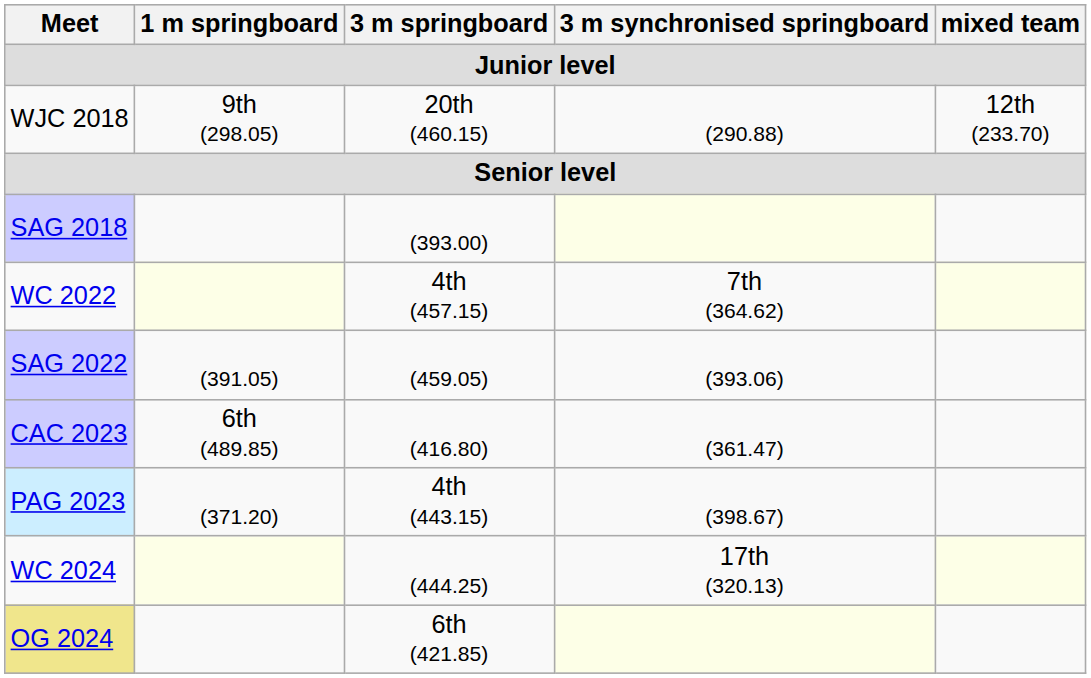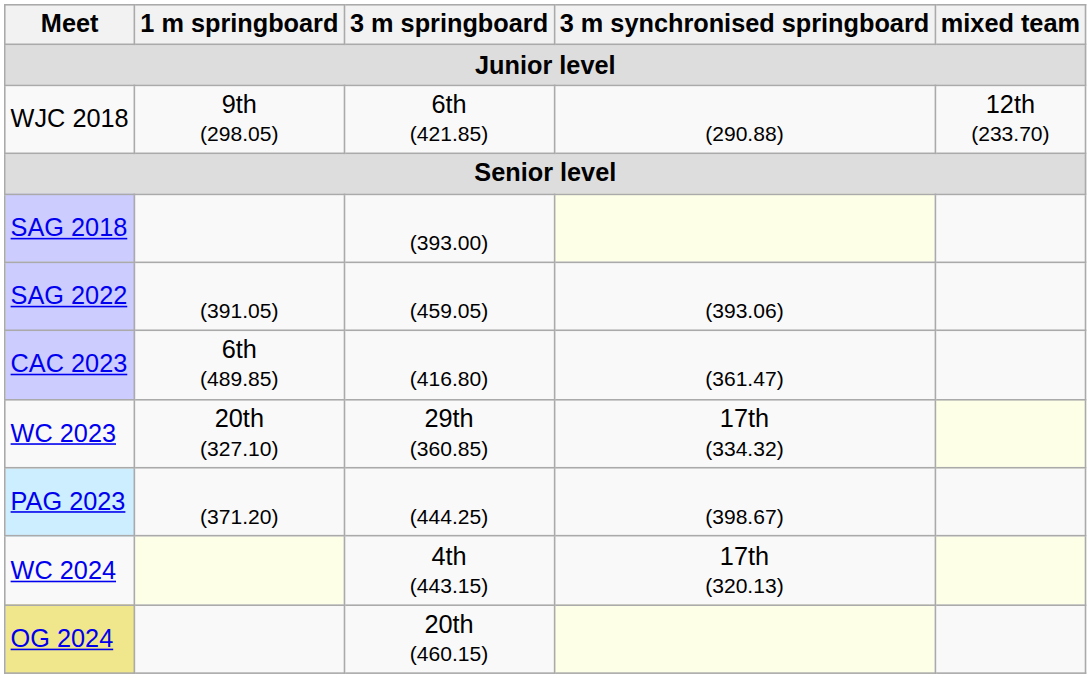(449, 118) 20th (460.15) -> (449, 118) 6th (421.85)
- row: (63, 296)
+ row: (63, 433)
(449, 501) 4th (443.15) -> (449, 517) (444.25)
(449, 586) (444.25) -> (449, 570) 4th (443.15)
(449, 638) 6th (421.85) -> (449, 638) 20th (460.15)
